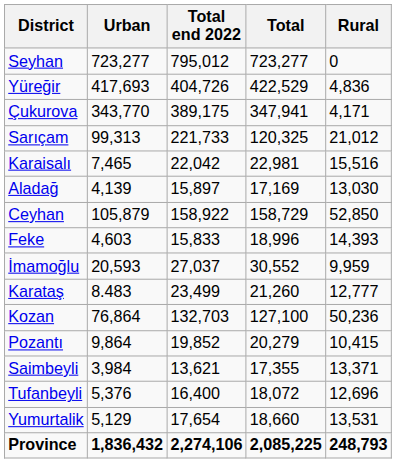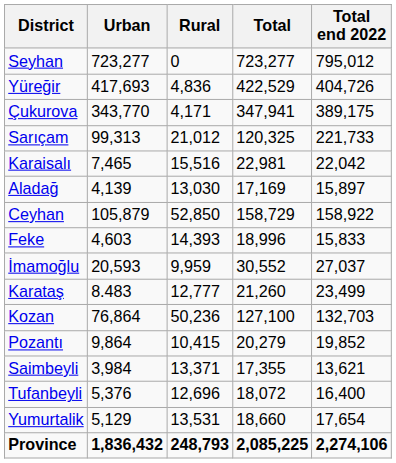columns swapped: (358, 26) <-> (206, 26)
